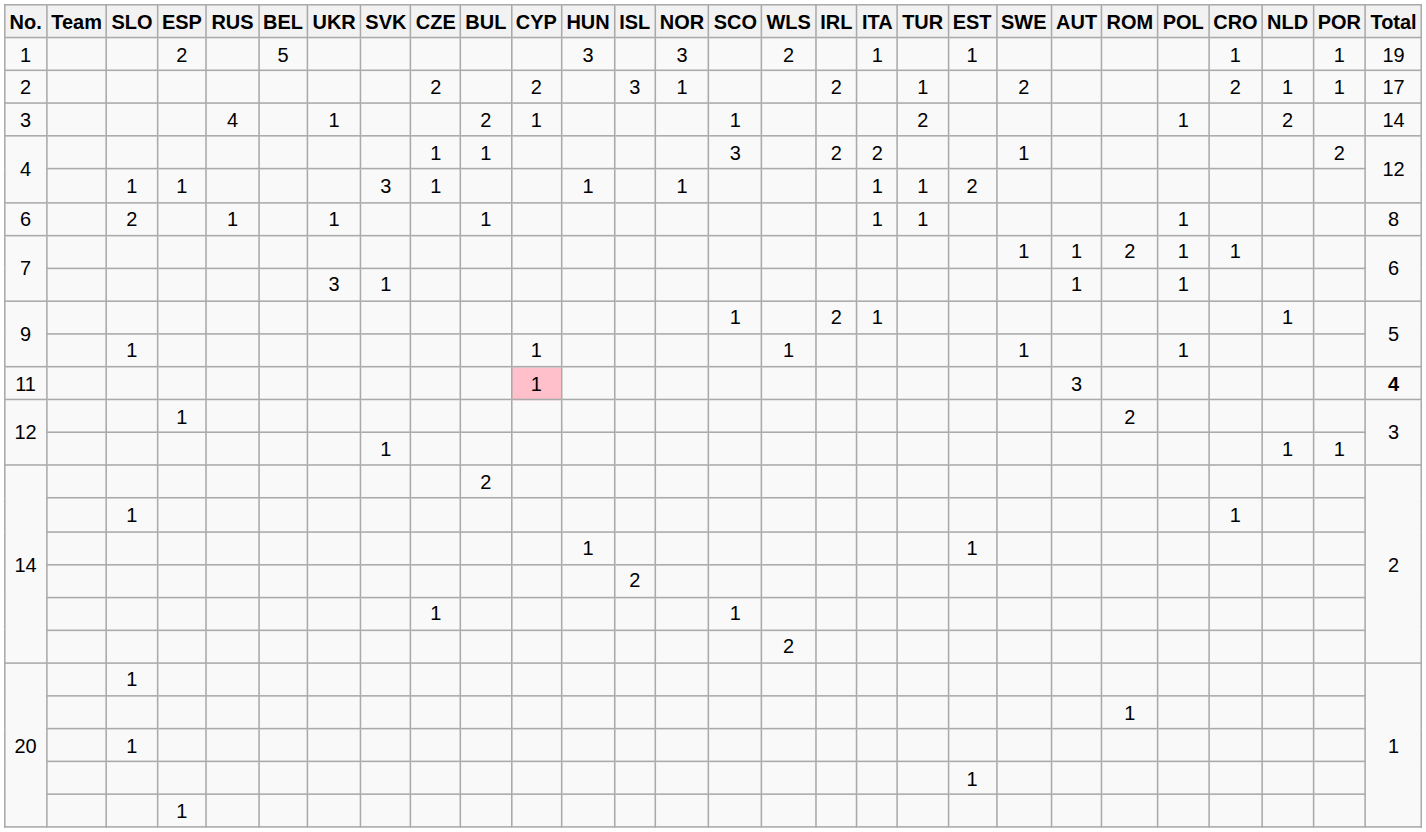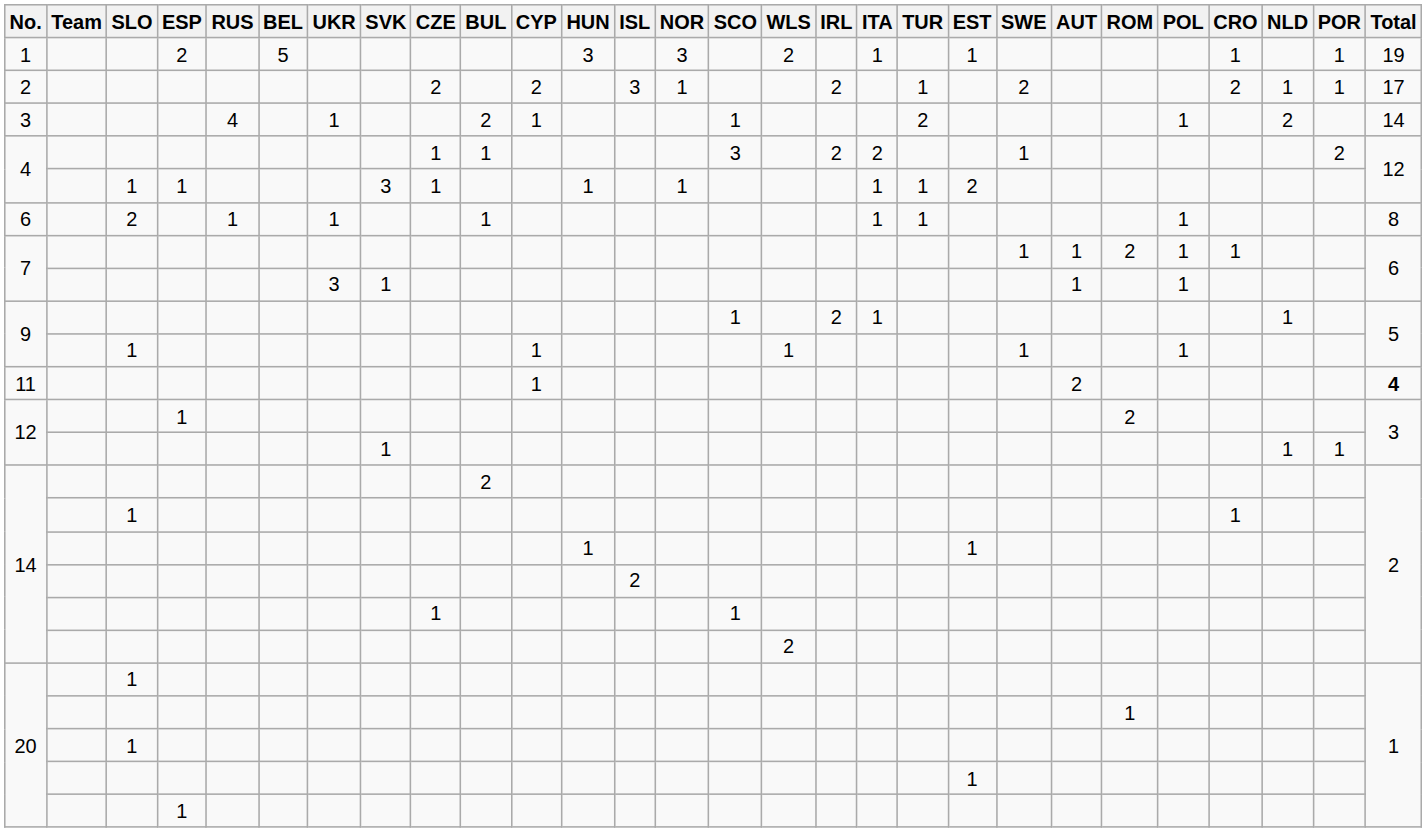(536, 383) pink background -> (536, 383) no background
(1077, 383) 3 -> (1077, 383) 2
